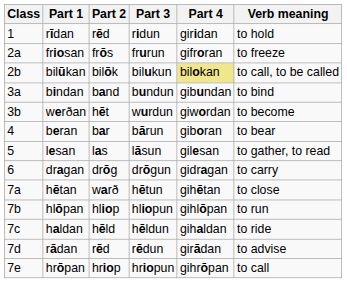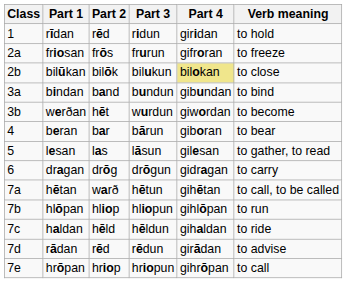(288, 72) to call, to be called -> (258, 72) to close
(258, 190) to close -> (288, 190) to call, to be called
